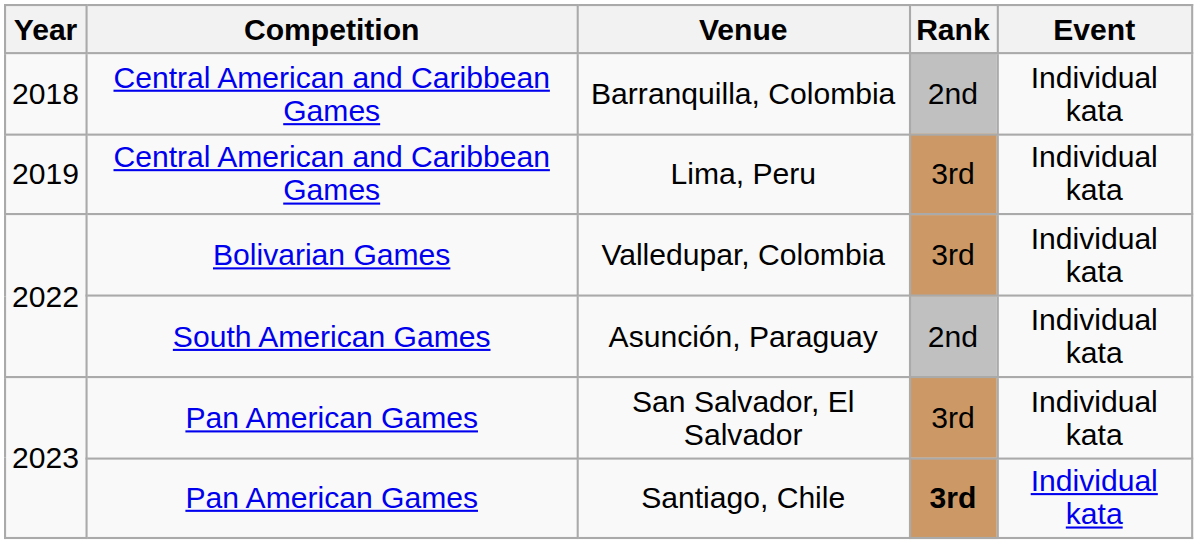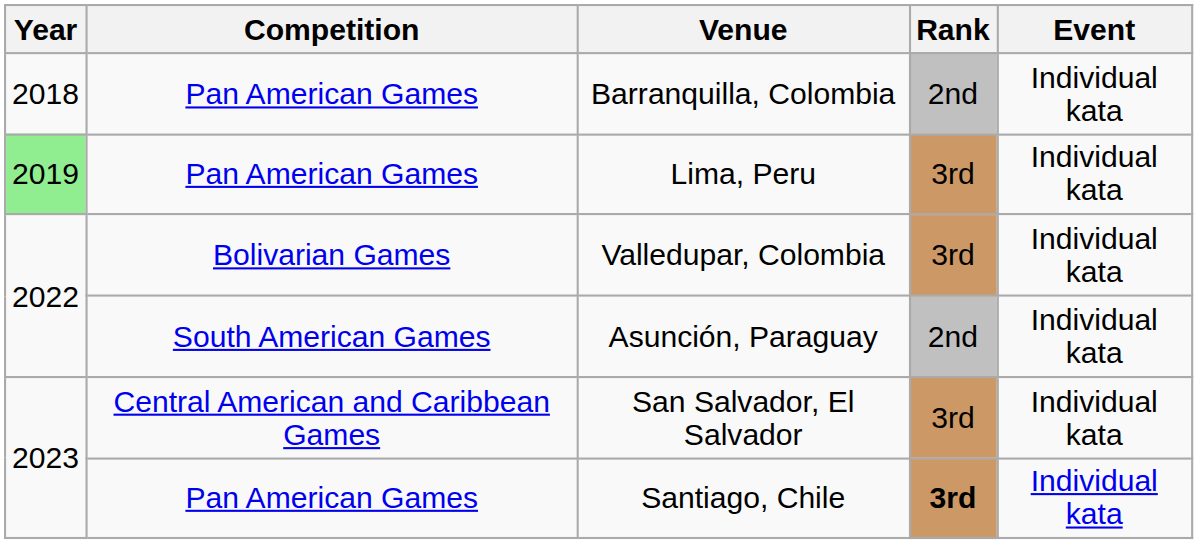(332, 93) Central American and Caribbean Games -> (332, 93) Pan American Games
(46, 174) no background -> (46, 174) lightgreen background
(332, 174) Central American and Caribbean Games -> (332, 174) Pan American Games
(332, 417) Pan American Games -> (332, 417) Central American and Caribbean Games
